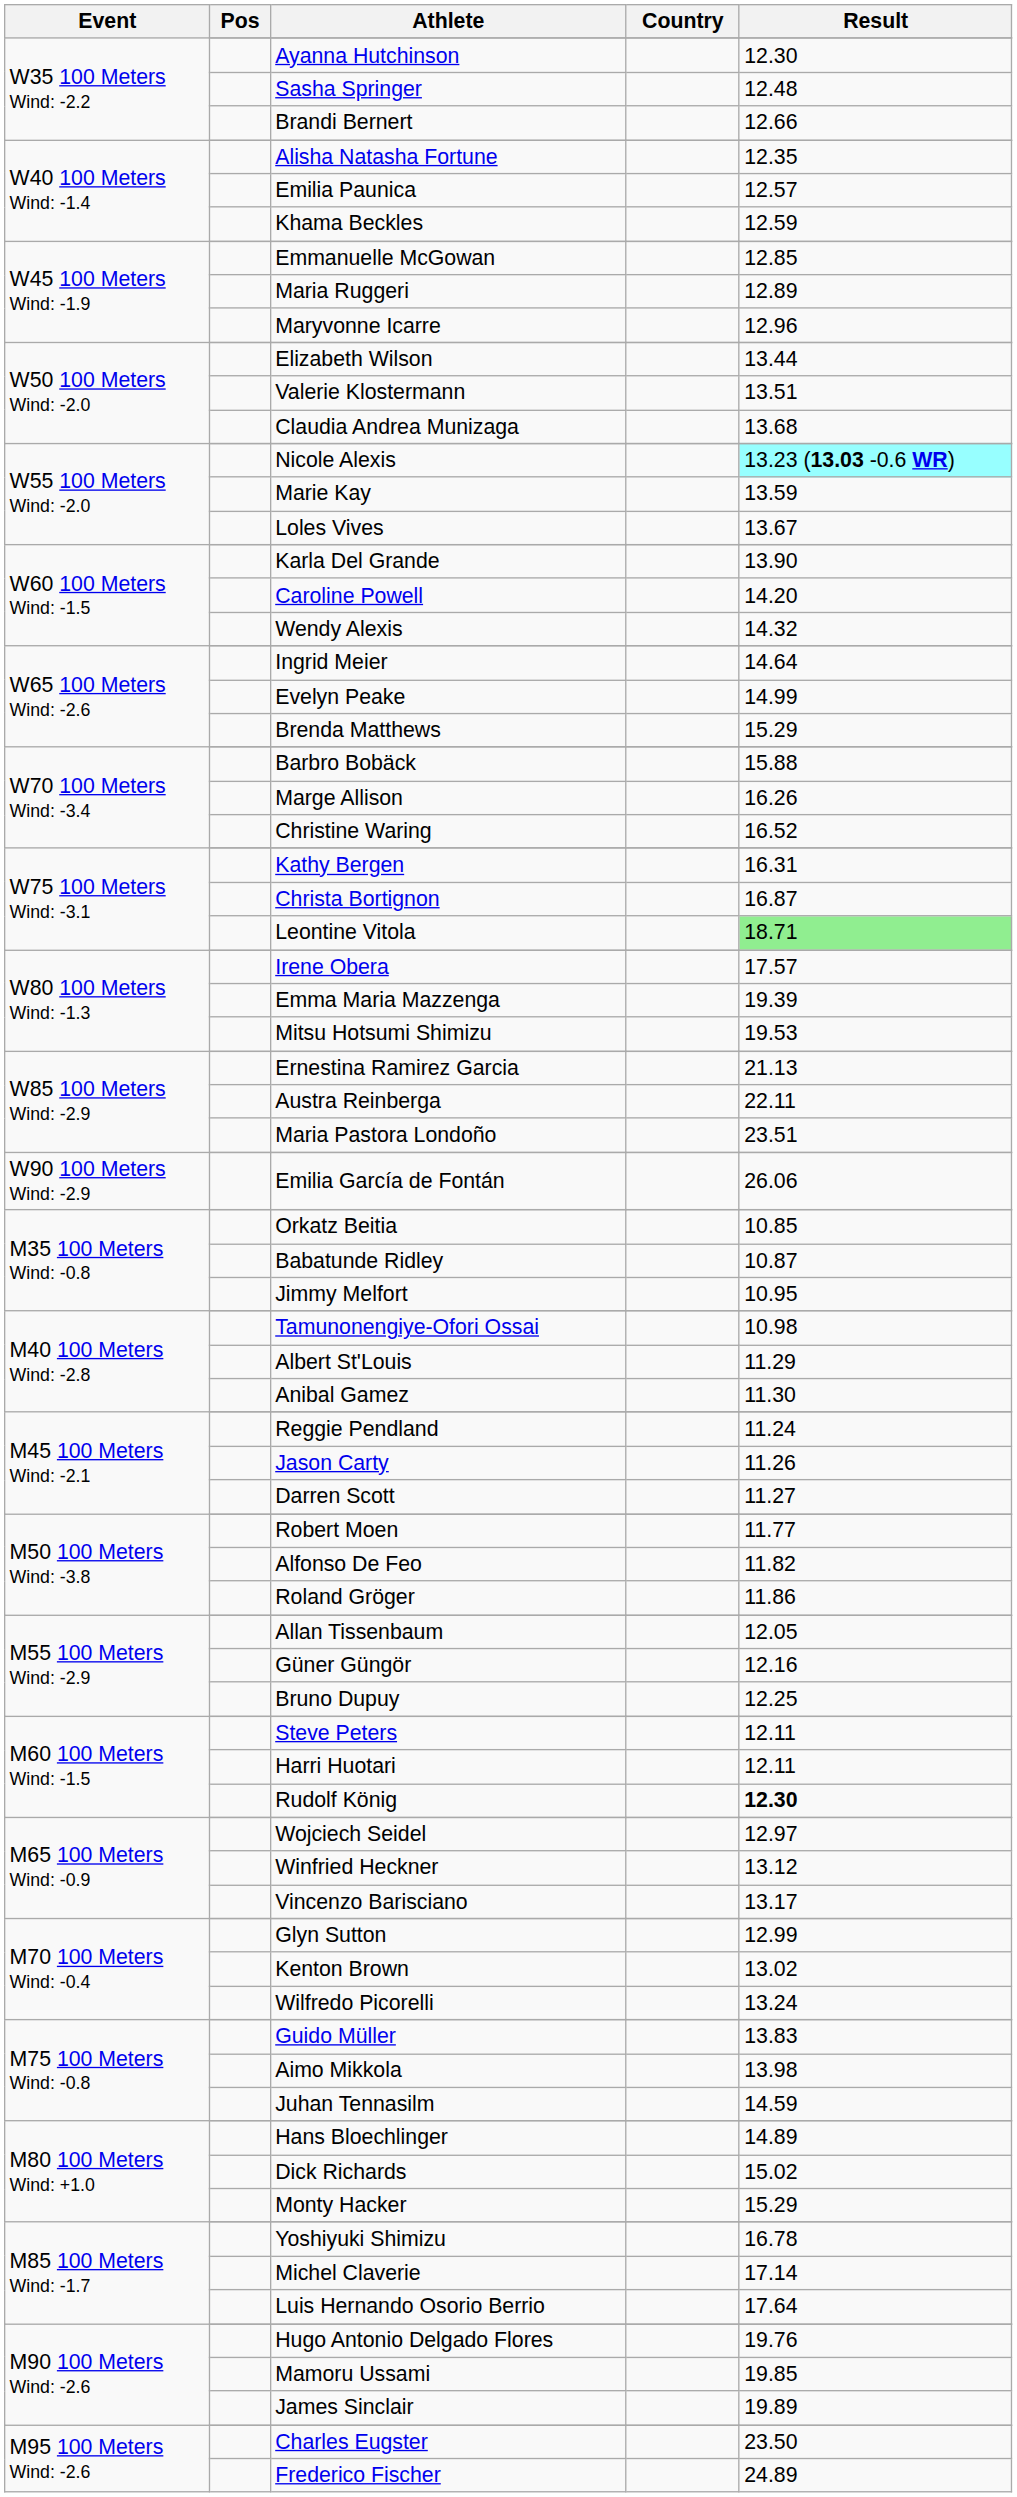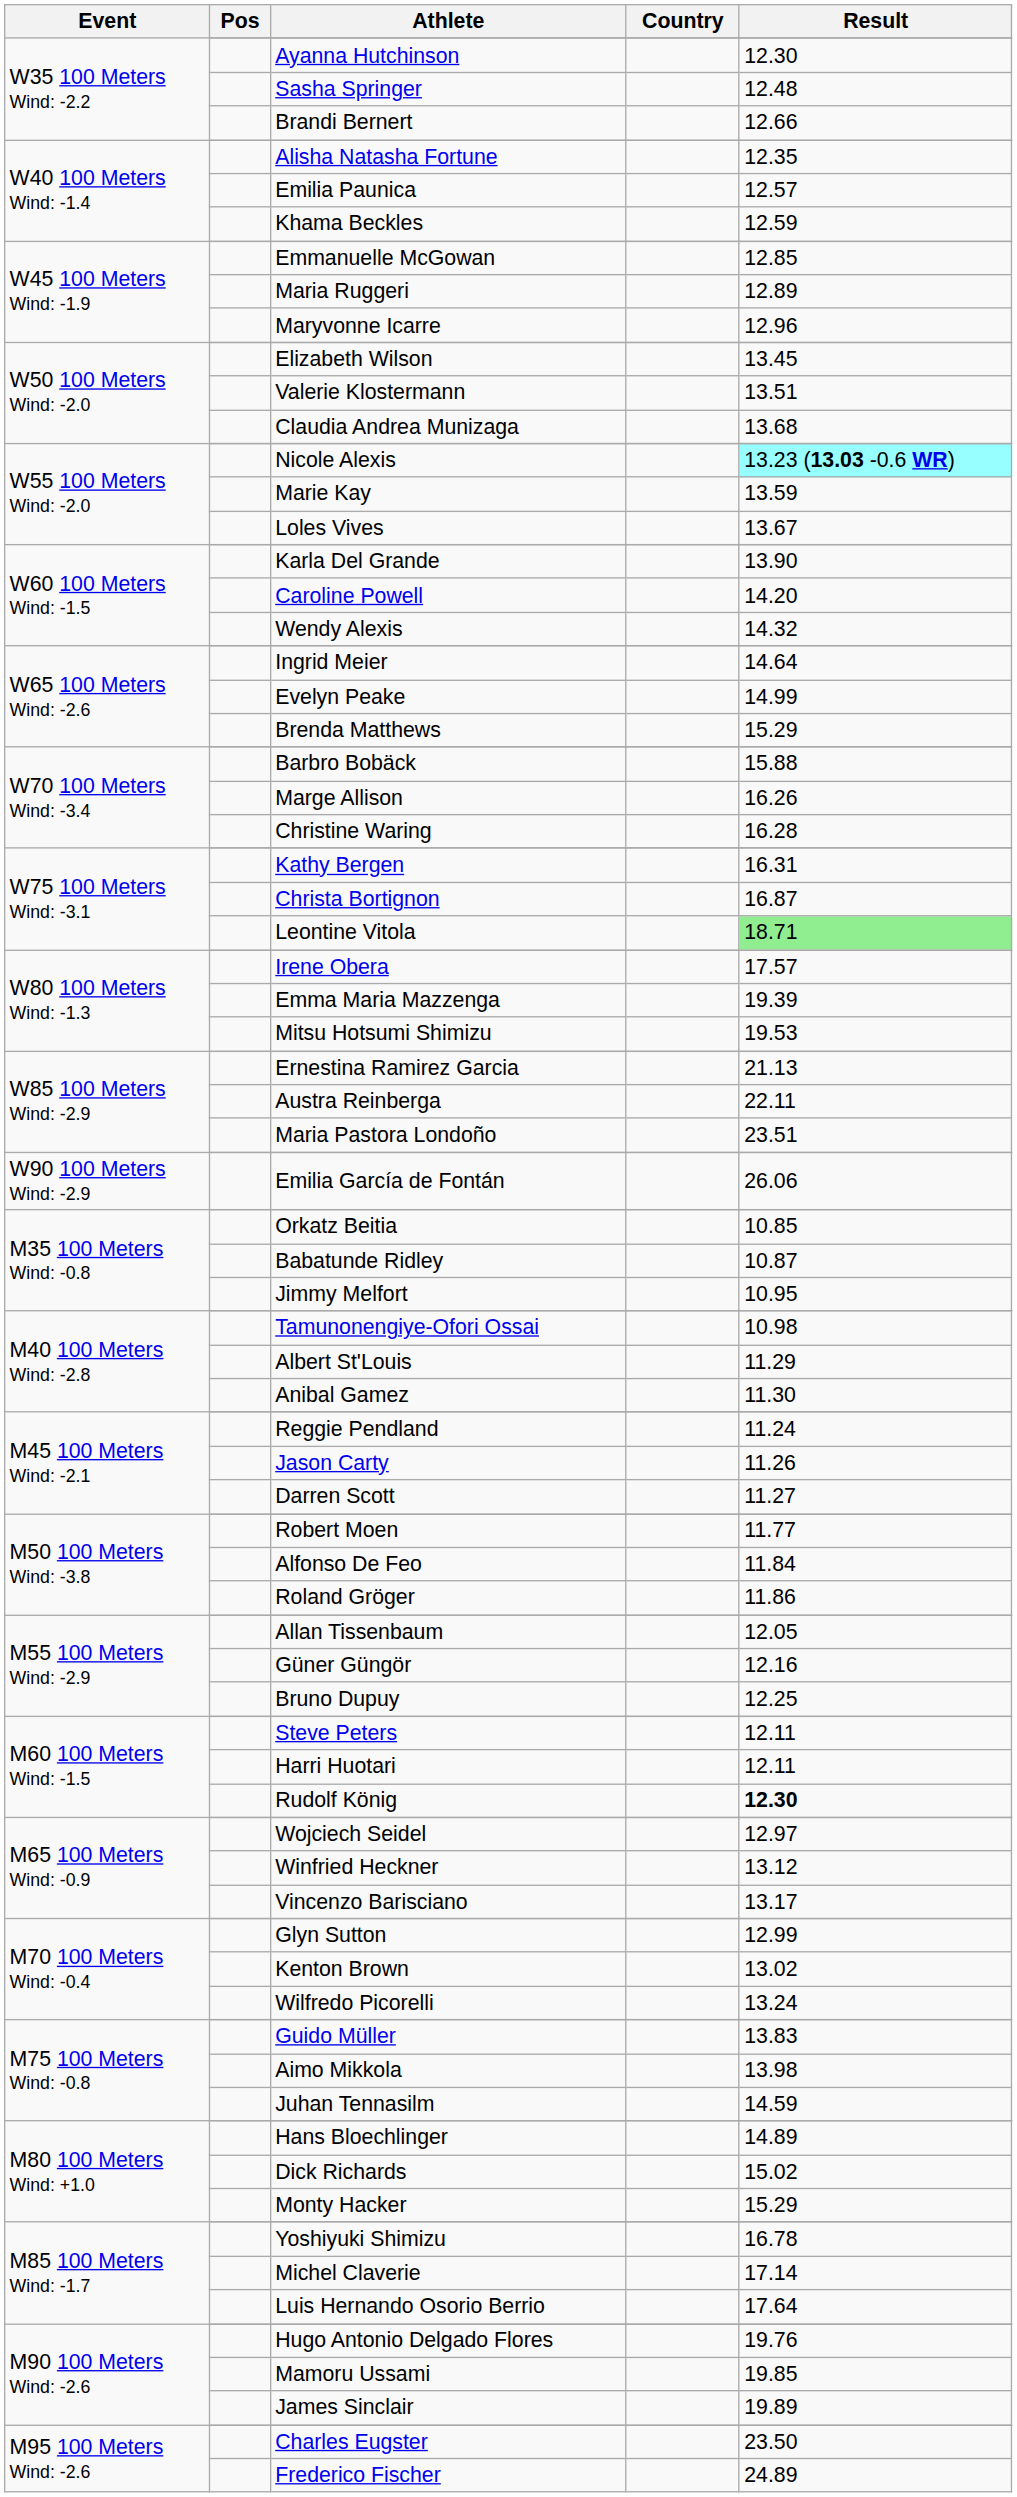(771, 358) 13.44 -> (771, 358) 13.45
(771, 831) 16.52 -> (771, 831) 16.28
(770, 1564) 11.82 -> (770, 1564) 11.84
